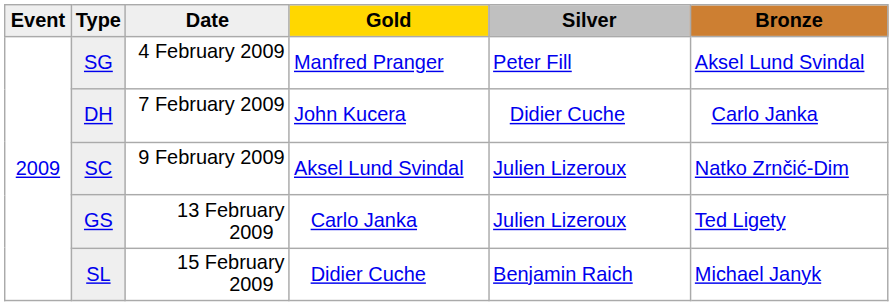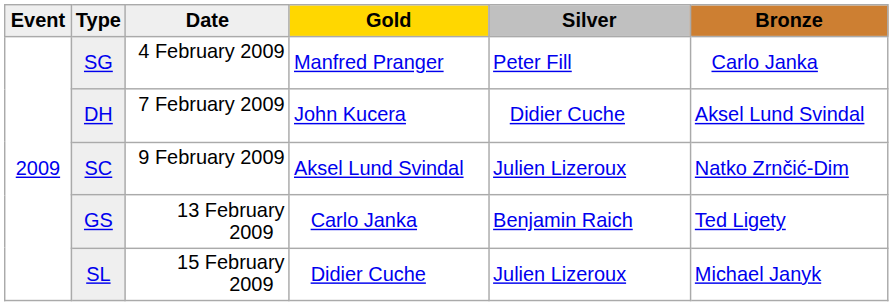(780, 62) Aksel Lund Svindal -> (756, 62) Carlo Janka
(756, 115) Carlo Janka -> (780, 115) Aksel Lund Svindal
(560, 221) Julien Lizeroux -> (563, 221) Benjamin Raich
(563, 274) Benjamin Raich -> (560, 274) Julien Lizeroux
